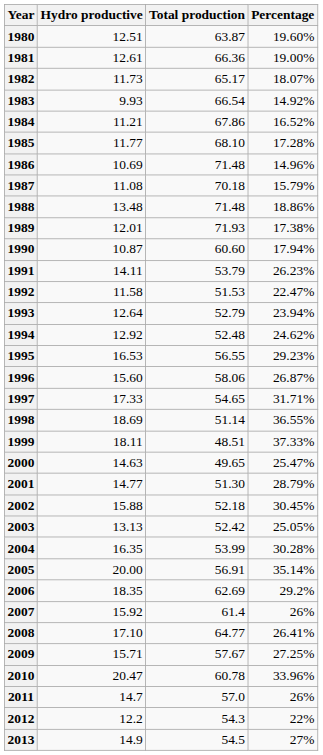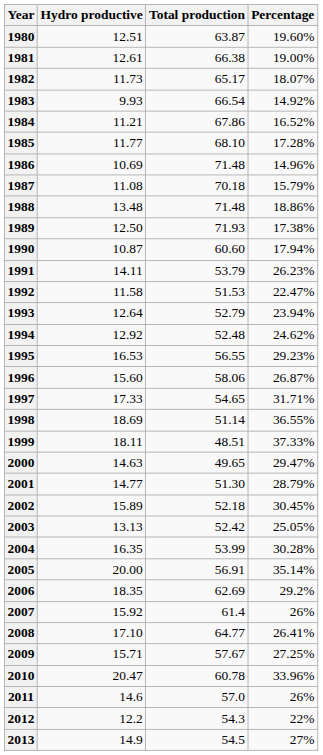(230, 57) 66.36 -> (230, 57) 66.38
(128, 228) 12.01 -> (128, 228) 12.50
(294, 462) 25.47% -> (294, 462) 29.47%
(128, 505) 15.88 -> (128, 505) 15.89
(131, 697) 14.7 -> (131, 697) 14.6
